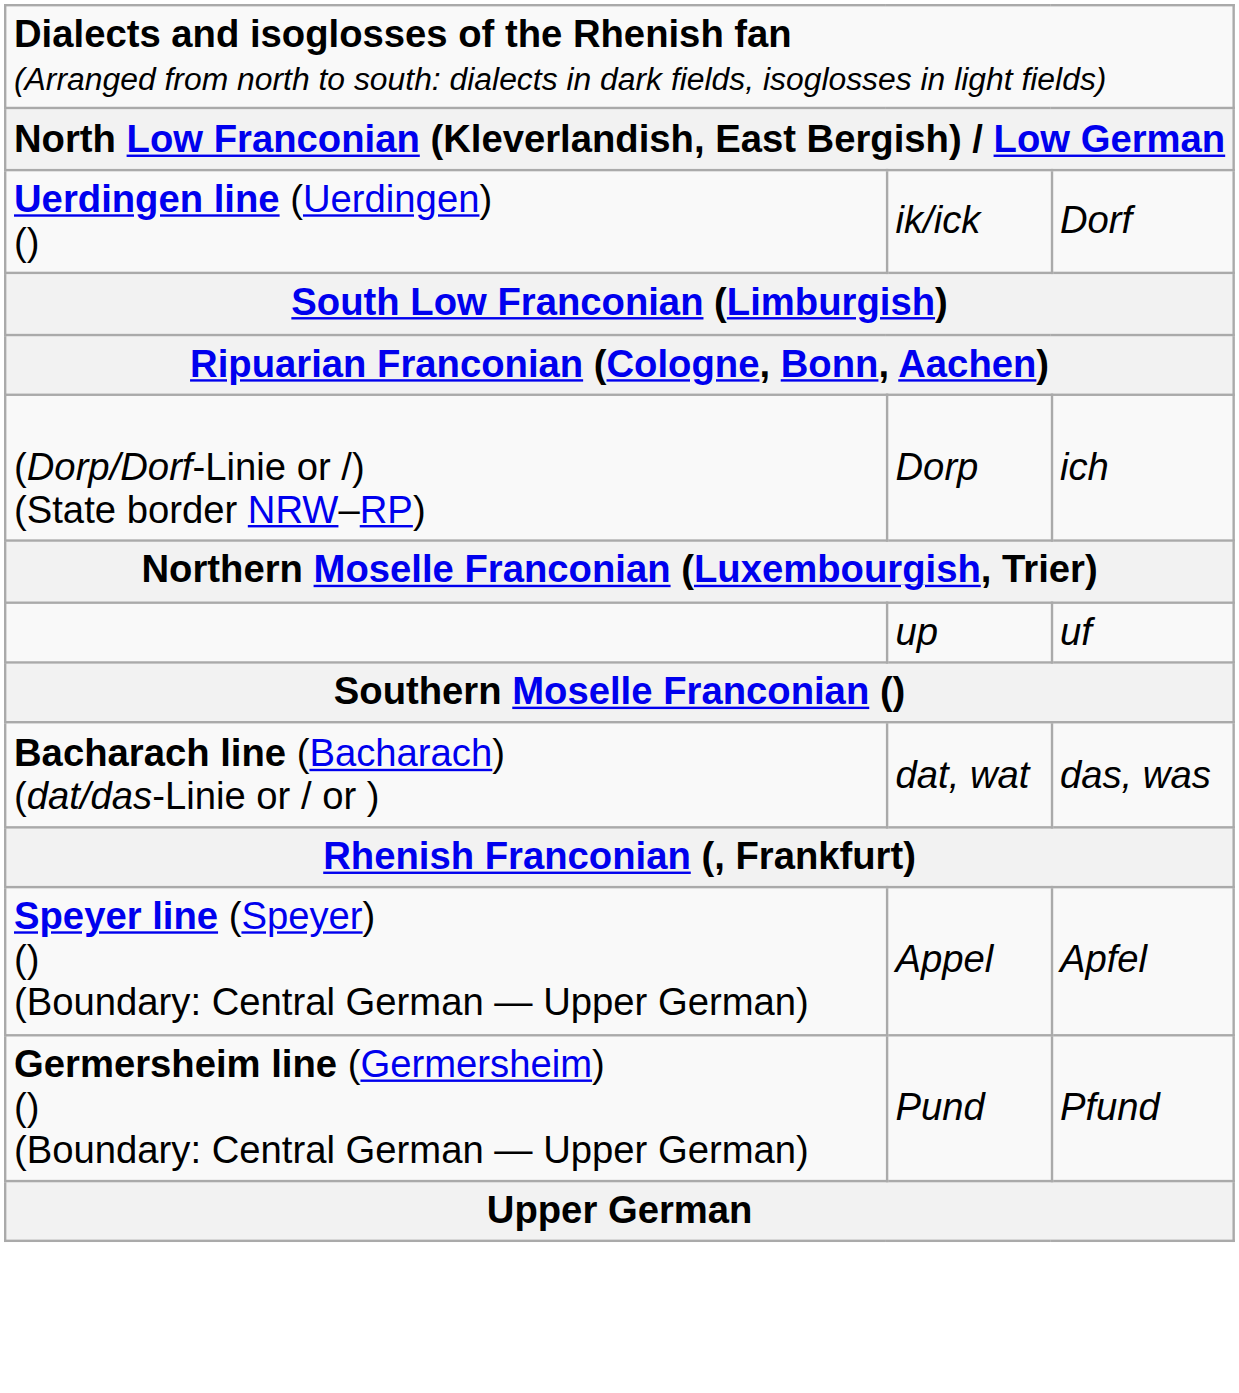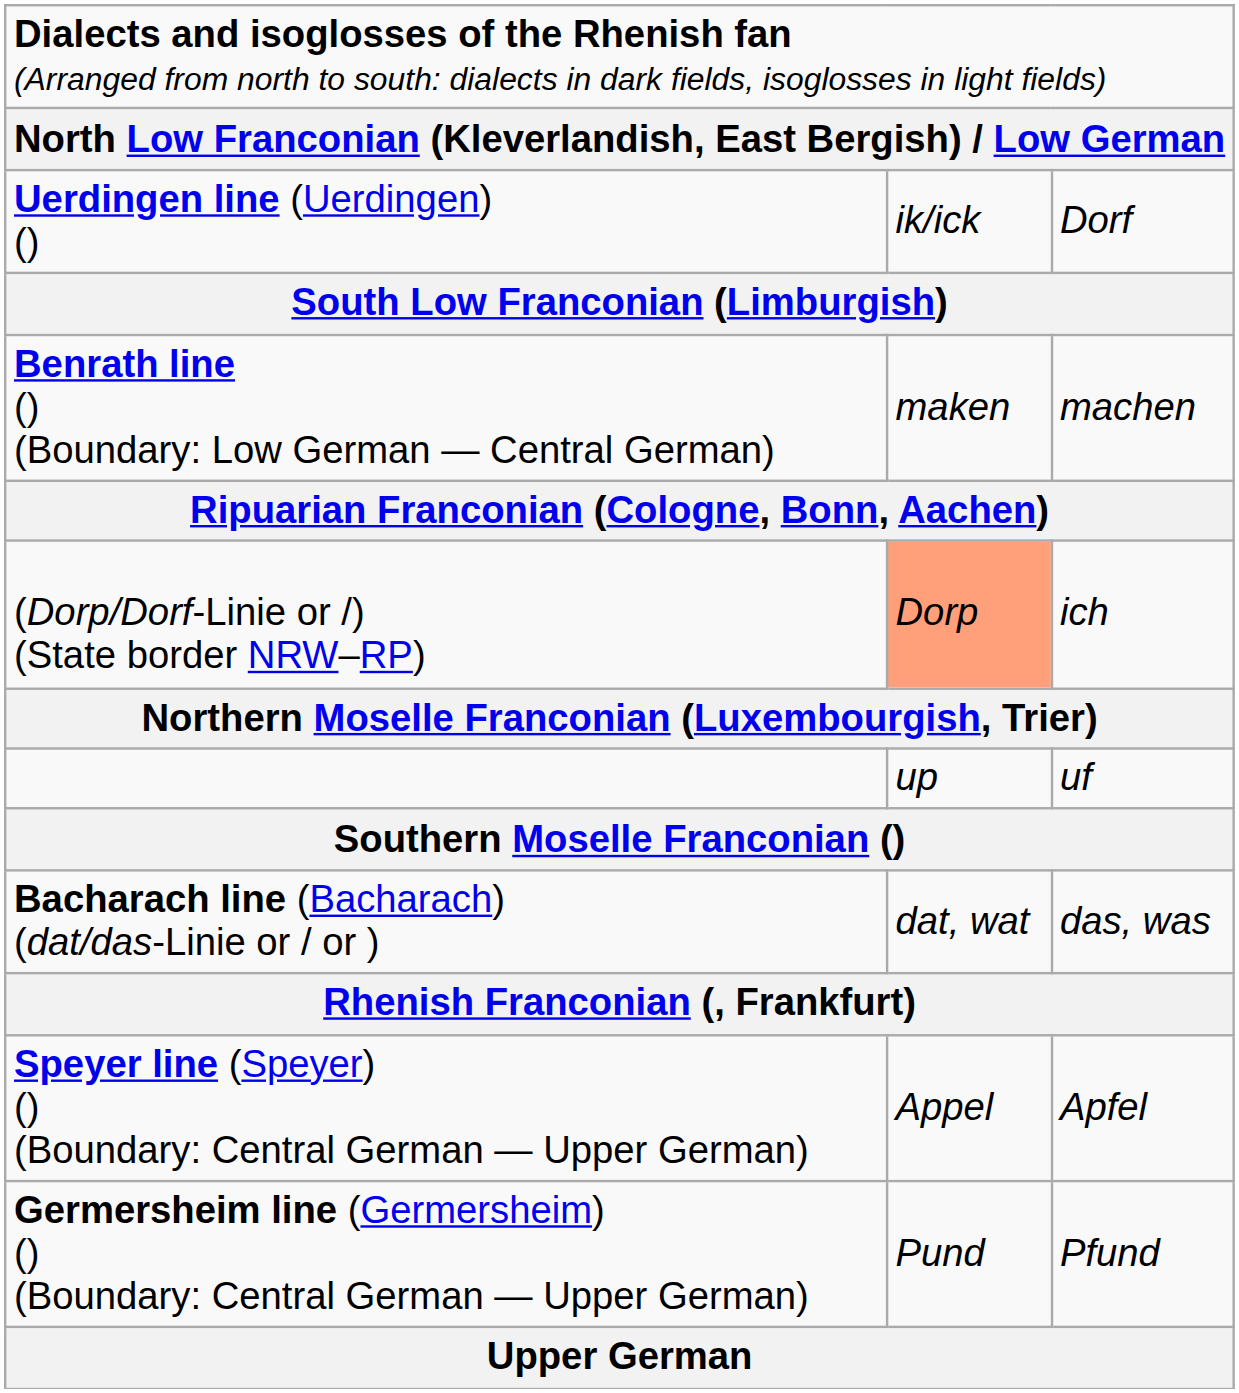+ row: (394, 406)
(937, 467) no background -> (937, 613) lightsalmon background
